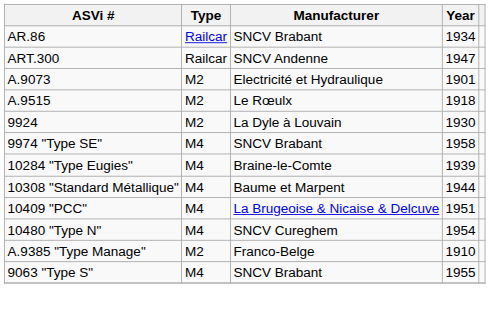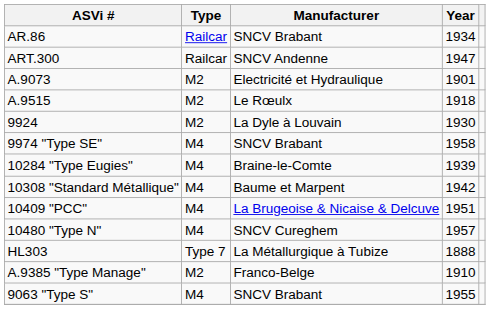(461, 187) 1944 -> (461, 187) 1942
(461, 229) 1954 -> (461, 229) 1957
+ row: (28, 251)
